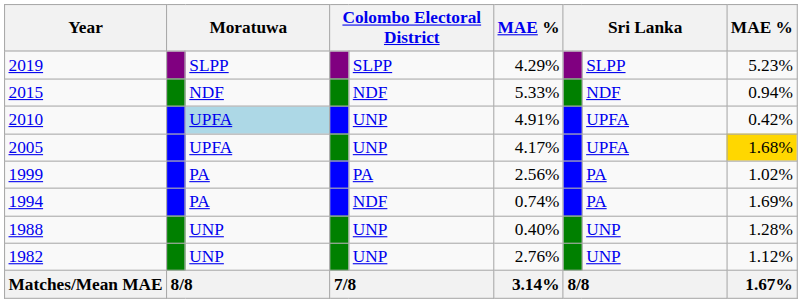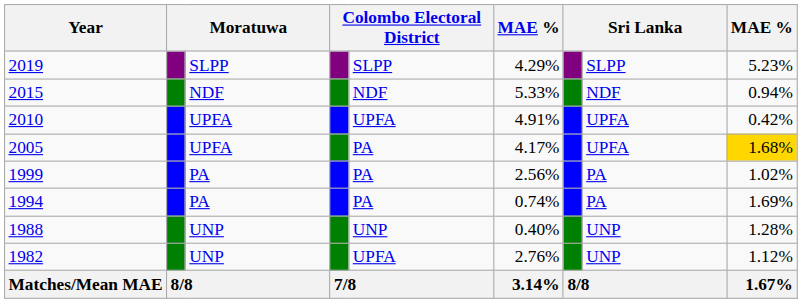(211, 119) lightblue background -> (211, 119) no background
(370, 119) UNP -> (374, 119) UPFA
(370, 147) UNP -> (363, 147) PA
(370, 202) NDF -> (363, 202) PA
(370, 256) UNP -> (374, 256) UPFA
